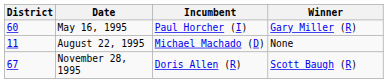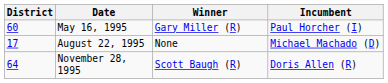columns swapped: (210, 12) <-> (326, 12)
(12, 44) 11 -> (12, 44) 17
(12, 65) 67 -> (12, 65) 64
